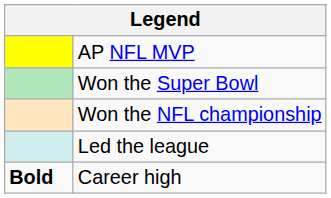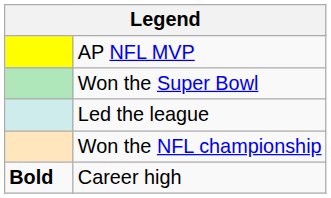rows swapped: (200, 114) <-> (144, 146)
